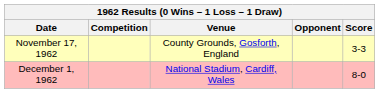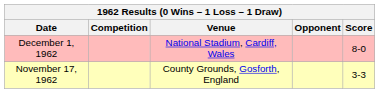rows swapped: (46, 48) <-> (46, 75)
